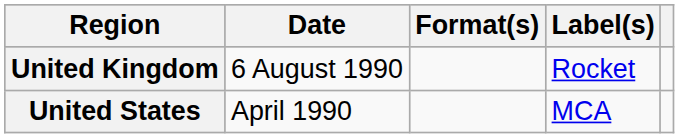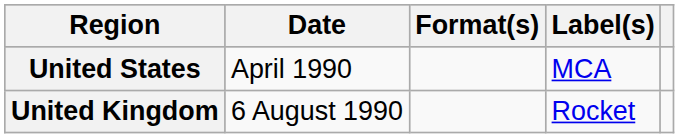rows swapped: (115, 111) <-> (115, 68)
